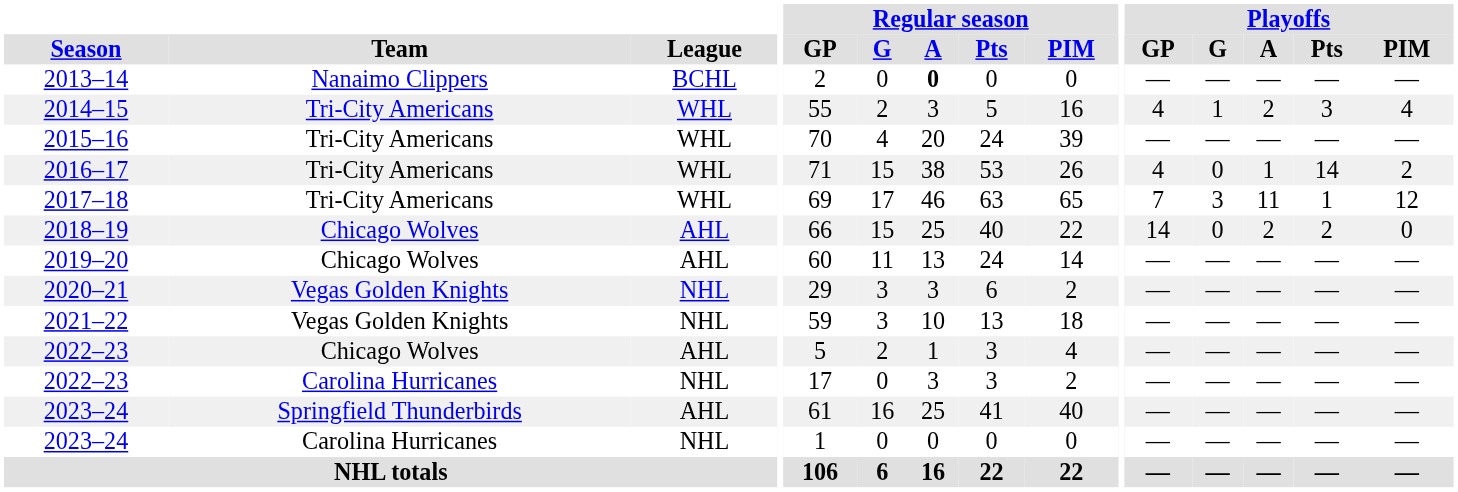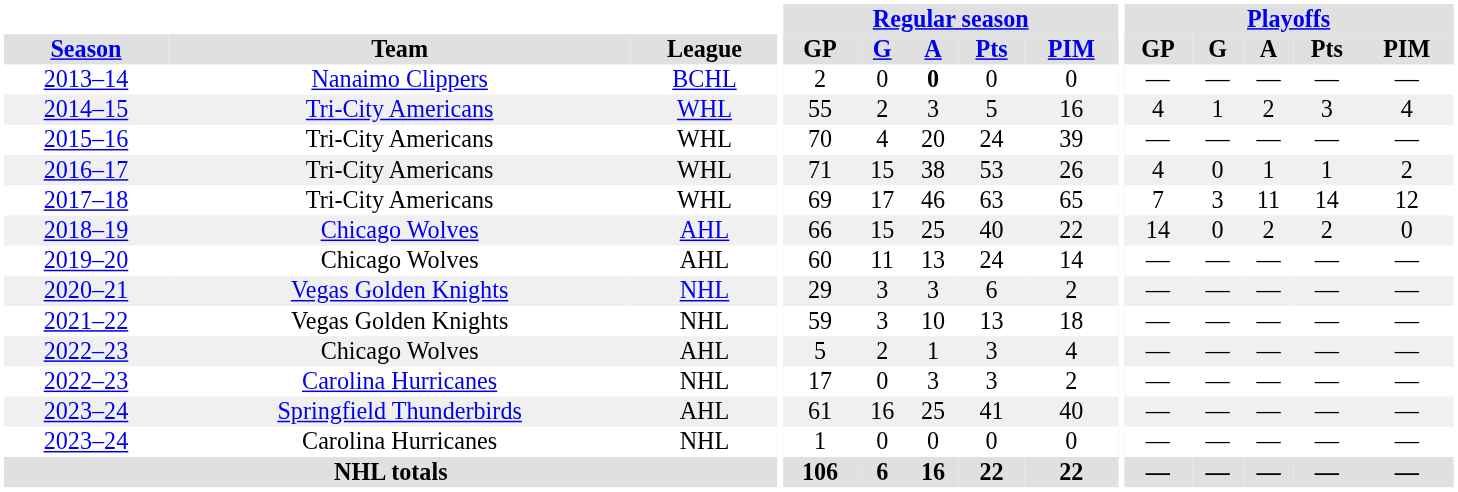(1327, 169) 14 -> (1327, 169) 1
(1327, 200) 1 -> (1327, 200) 14
